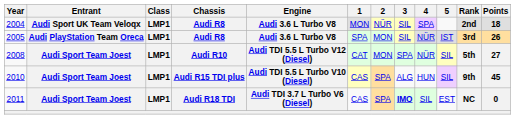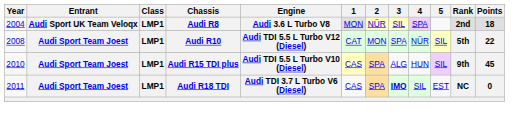- row: (15, 37)
(496, 54) 27 -> (490, 41) 22
